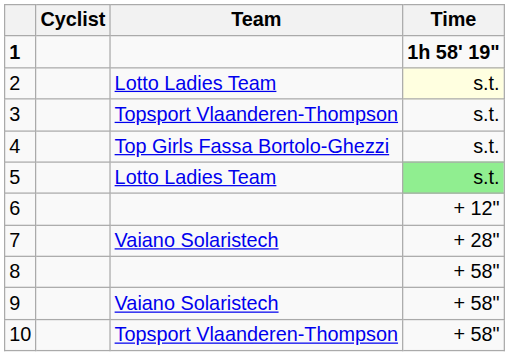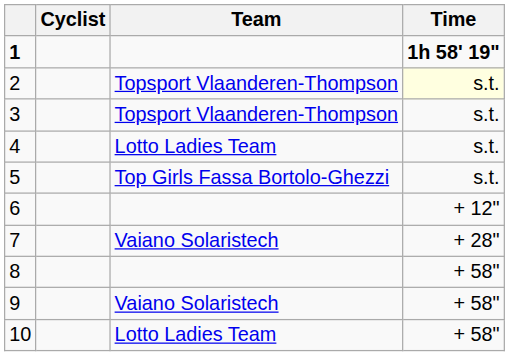(196, 83) Lotto Ladies Team -> (256, 83) Topsport Vlaanderen-Thompson
(252, 146) Top Girls Fassa Bortolo-Ghezzi -> (196, 146) Lotto Ladies Team
(196, 177) Lotto Ladies Team -> (252, 177) Top Girls Fassa Bortolo-Ghezzi
(486, 177) lightgreen background -> (486, 177) no background
(256, 334) Topsport Vlaanderen-Thompson -> (196, 334) Lotto Ladies Team
